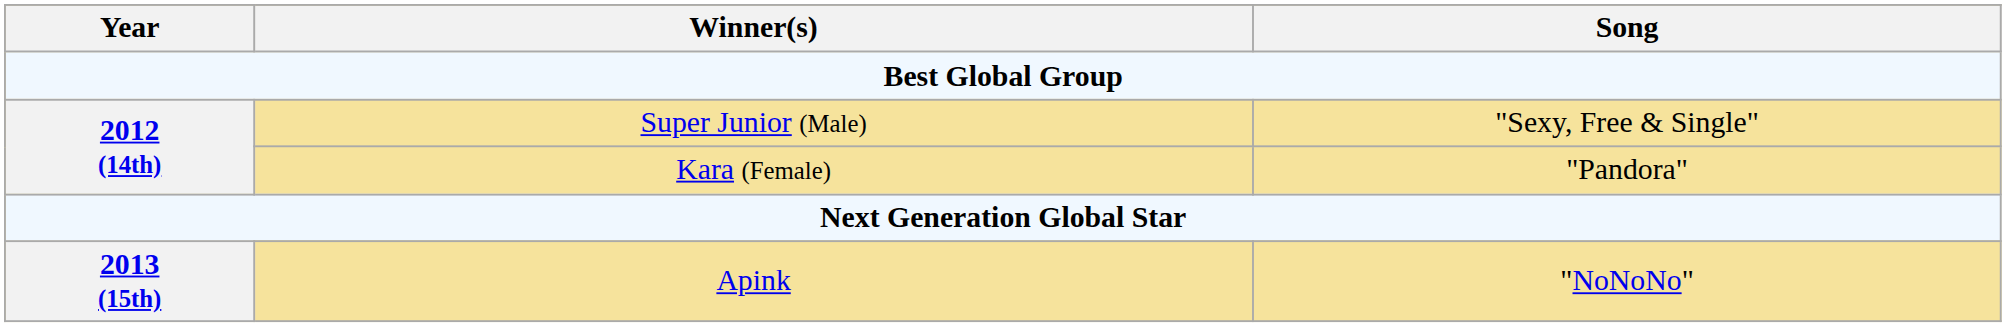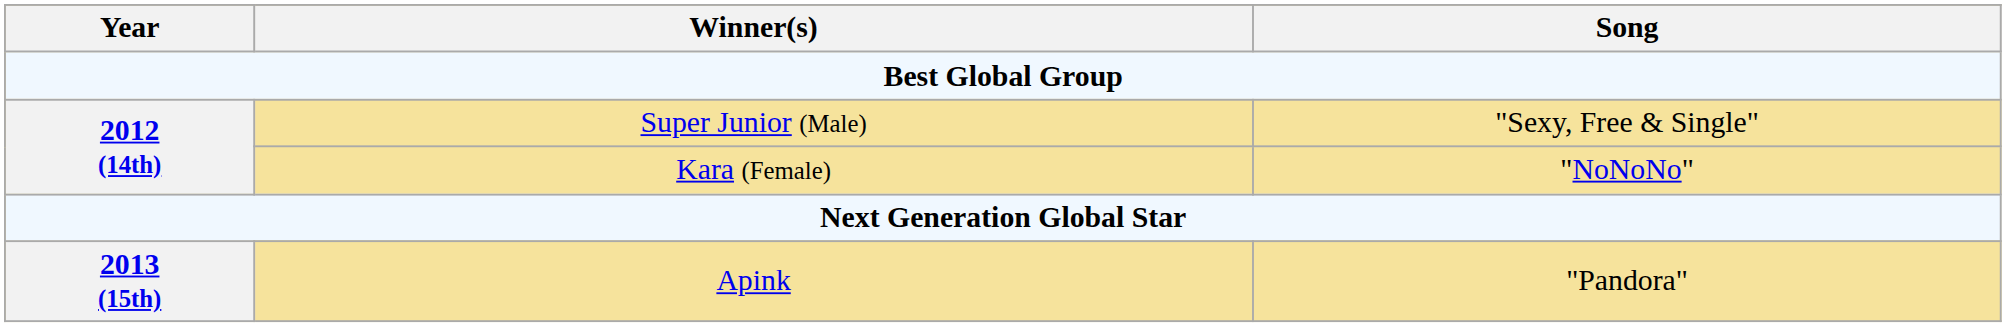(1627, 169) "Pandora" -> (1627, 169) "NoNoNo"
(1627, 280) "NoNoNo" -> (1627, 280) "Pandora"
